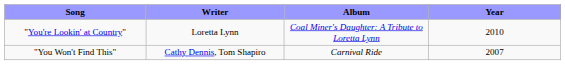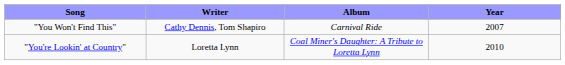rows swapped: (75, 52) <-> (75, 32)
